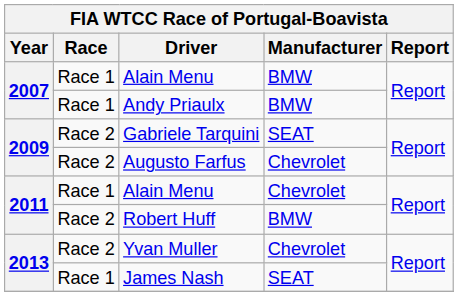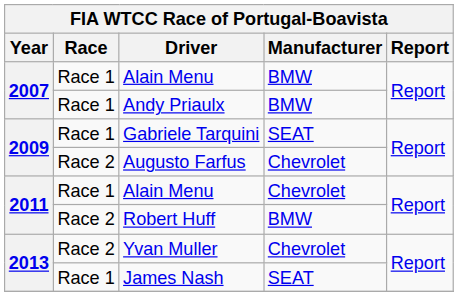(86, 134) Race 2 -> (86, 134) Race 1
